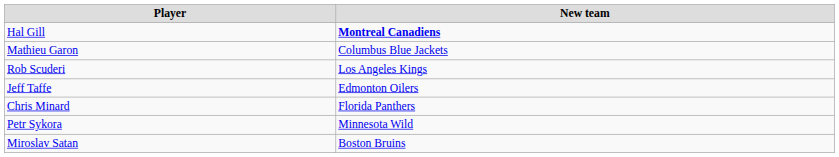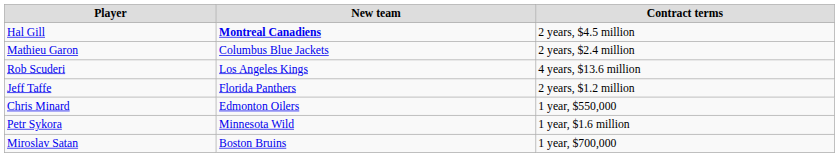+ column: (685, 13)
(378, 87) Edmonton Oilers -> (258, 87) Florida Panthers
(377, 106) Florida Panthers -> (259, 106) Edmonton Oilers
